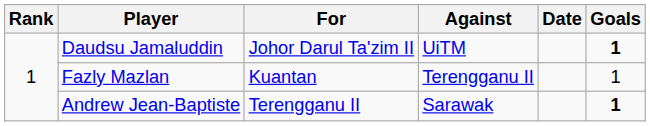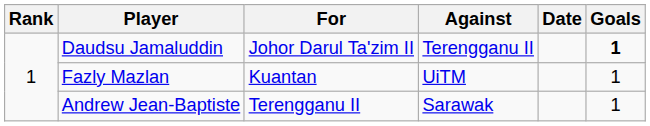(444, 47) UiTM -> (478, 47) Terengganu II
(478, 76) Terengganu II -> (444, 76) UiTM
(616, 105) bold -> (616, 105) normal
